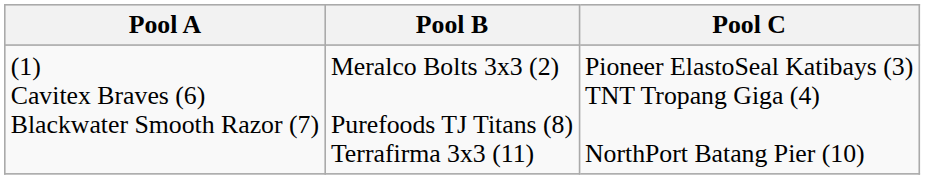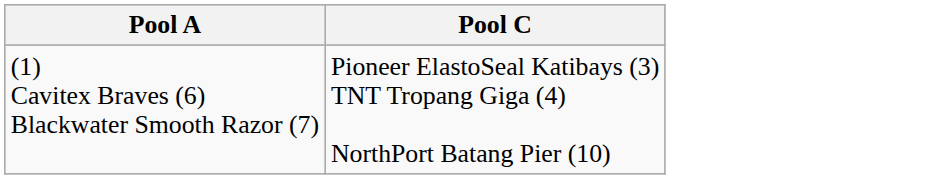- column: (452, 24)
